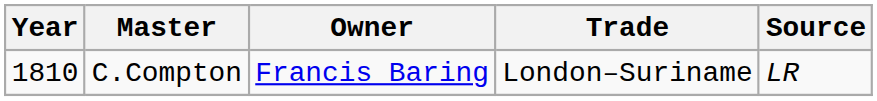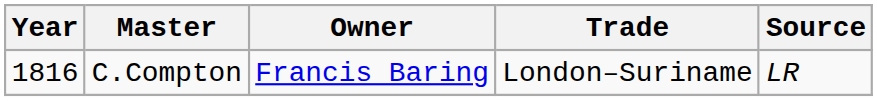(45, 73) 1810 -> (45, 73) 1816
